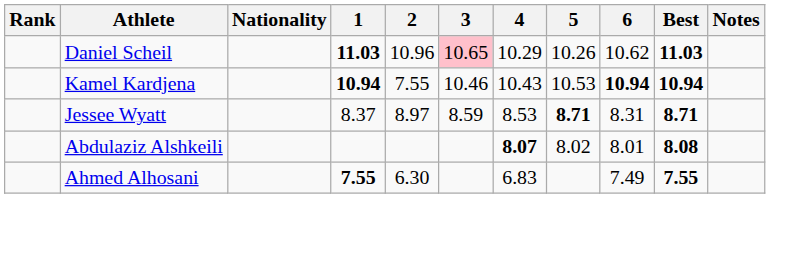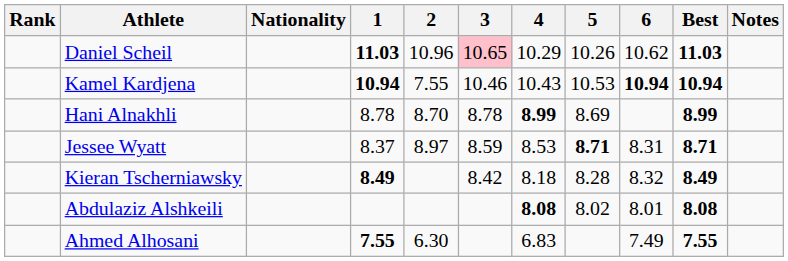+ row: (121, 114)
+ row: (153, 177)
(520, 146) 8.07 -> (539, 209) 8.08
